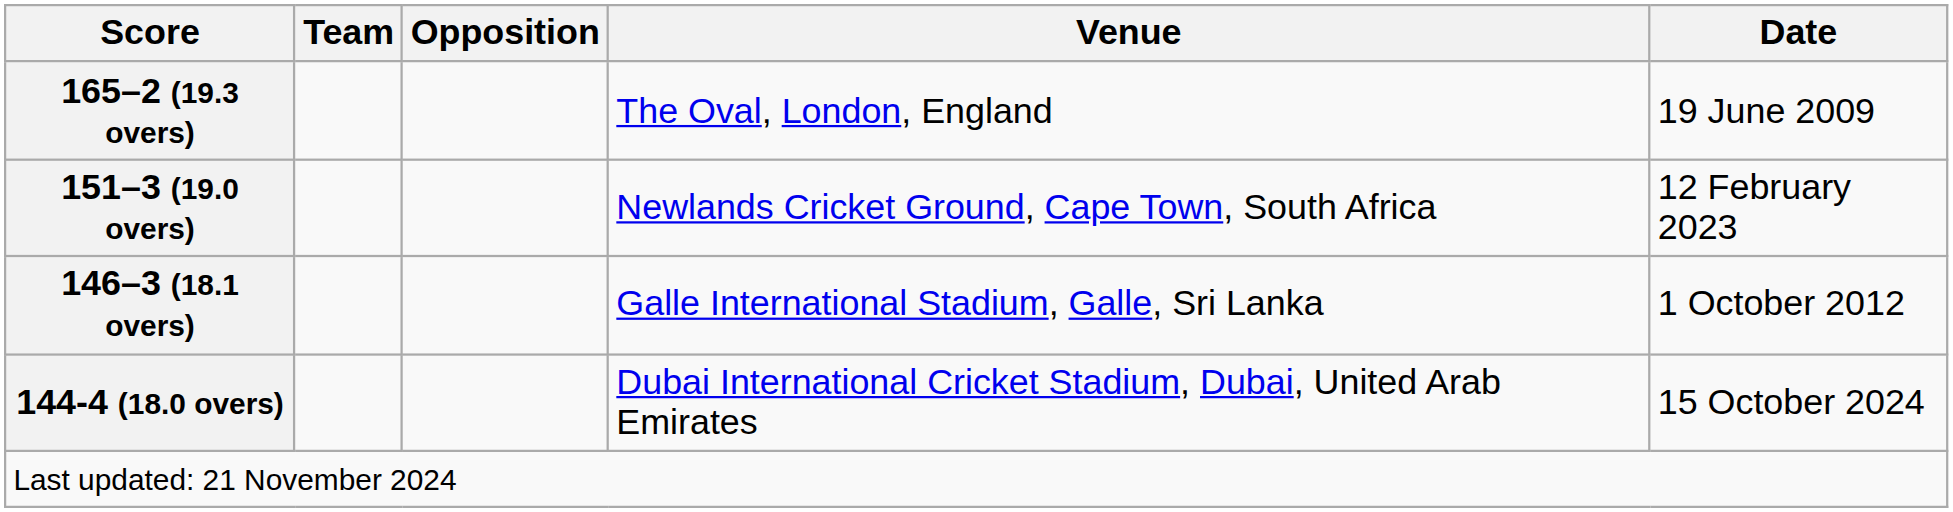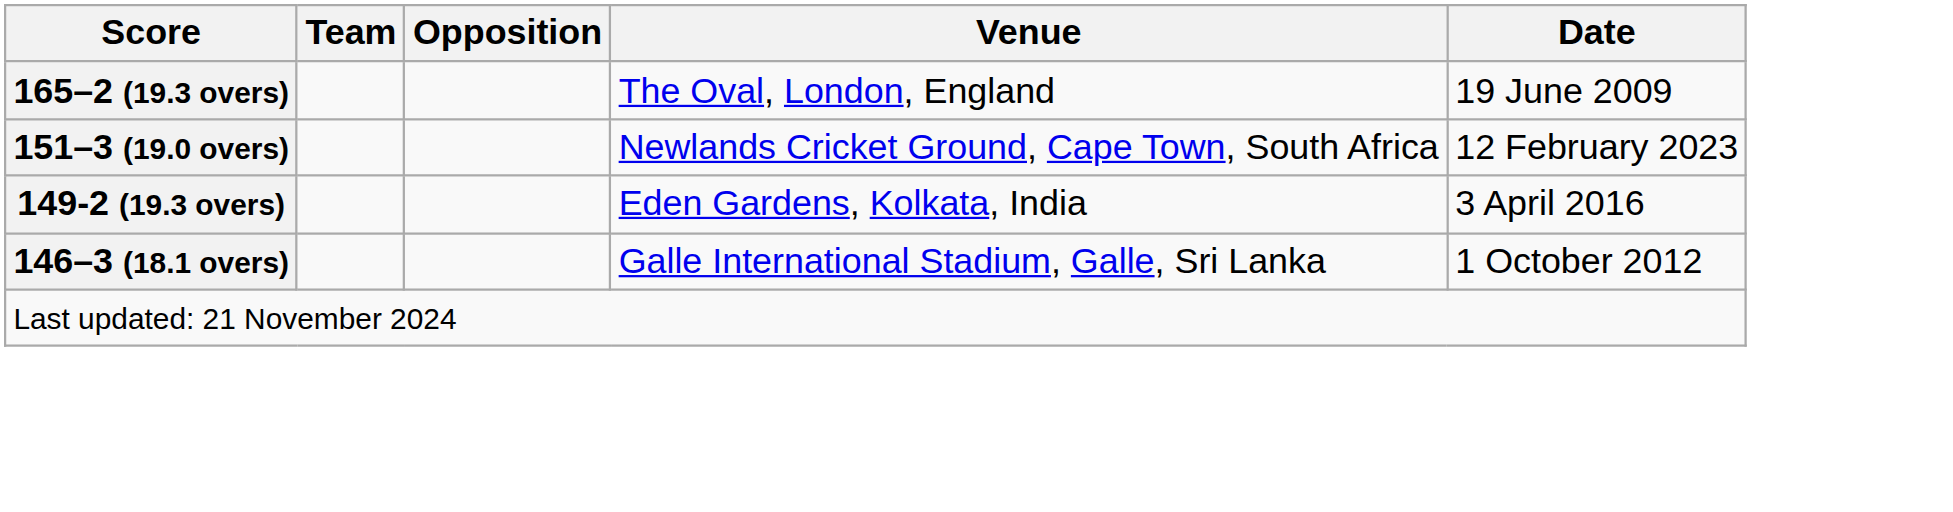+ row: (151, 203)
- row: (150, 401)
